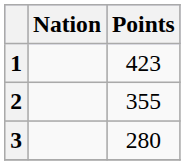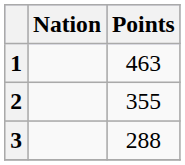(143, 62) 423 -> (143, 62) 463
(143, 140) 280 -> (143, 140) 288
